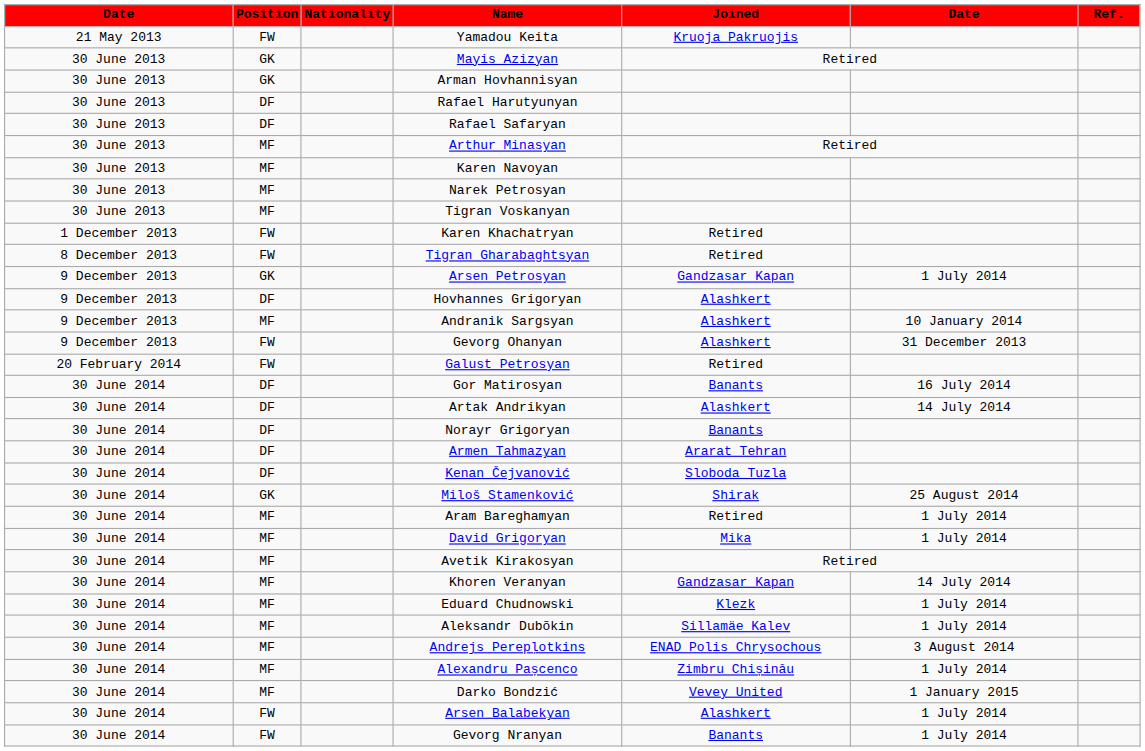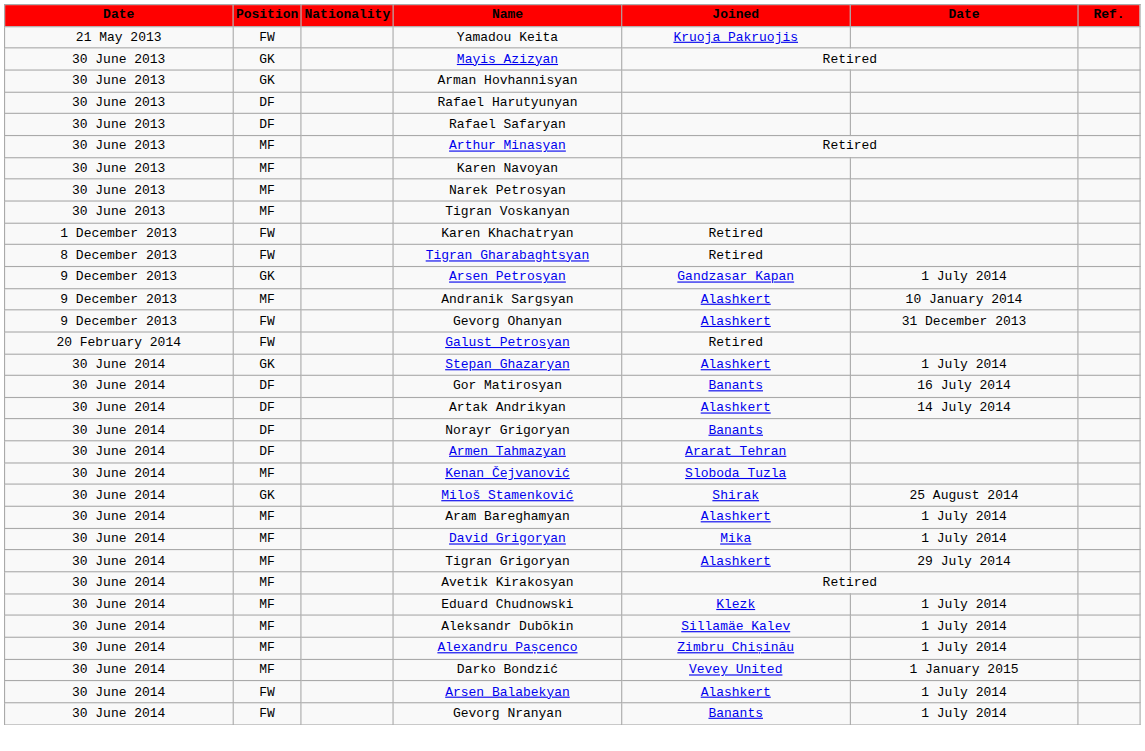- row: (507, 299)
+ row: (507, 364)
(267, 473) DF -> (267, 473) MF
(736, 517) Retired -> (736, 517) Alashkert
+ row: (507, 561)
- row: (507, 582)
- row: (507, 648)
